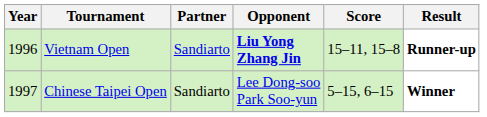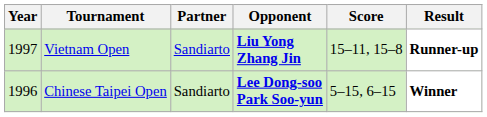(23, 49) 1996 -> (23, 49) 1997
(23, 91) 1997 -> (23, 91) 1996
(279, 91) normal -> (280, 91) bold
